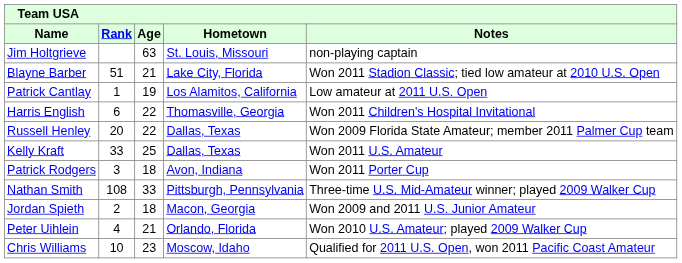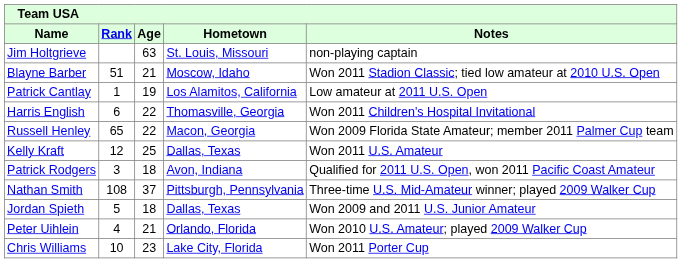(214, 72) Lake City, Florida -> (208, 72) Moscow, Idaho
(117, 131) 20 -> (117, 131) 65
(203, 131) Dallas, Texas -> (211, 131) Macon, Georgia
(117, 150) 33 -> (117, 150) 12
(369, 170) Won 2011 Porter Cup -> (482, 170) Qualified for 2011 U.S. Open, won 2011 Pacific Coast Amateur
(149, 189) 33 -> (149, 189) 37
(117, 209) 2 -> (117, 209) 5
(211, 209) Macon, Georgia -> (203, 209) Dallas, Texas
(208, 248) Moscow, Idaho -> (214, 248) Lake City, Florida
(482, 248) Qualified for 2011 U.S. Open, won 2011 Pacific Coast Amateur -> (369, 248) Won 2011 Porter Cup
